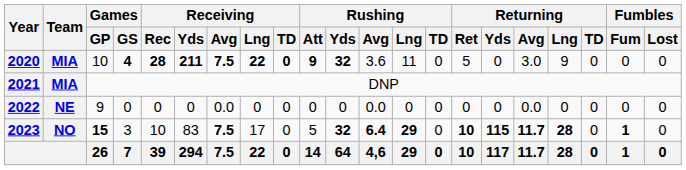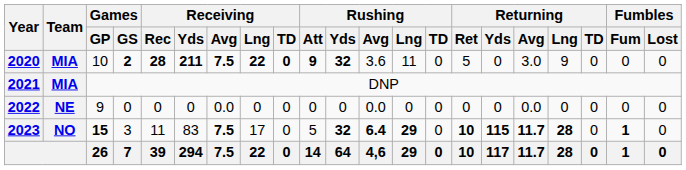(127, 61) 4 -> (127, 61) 2
(158, 130) 10 -> (158, 130) 11
